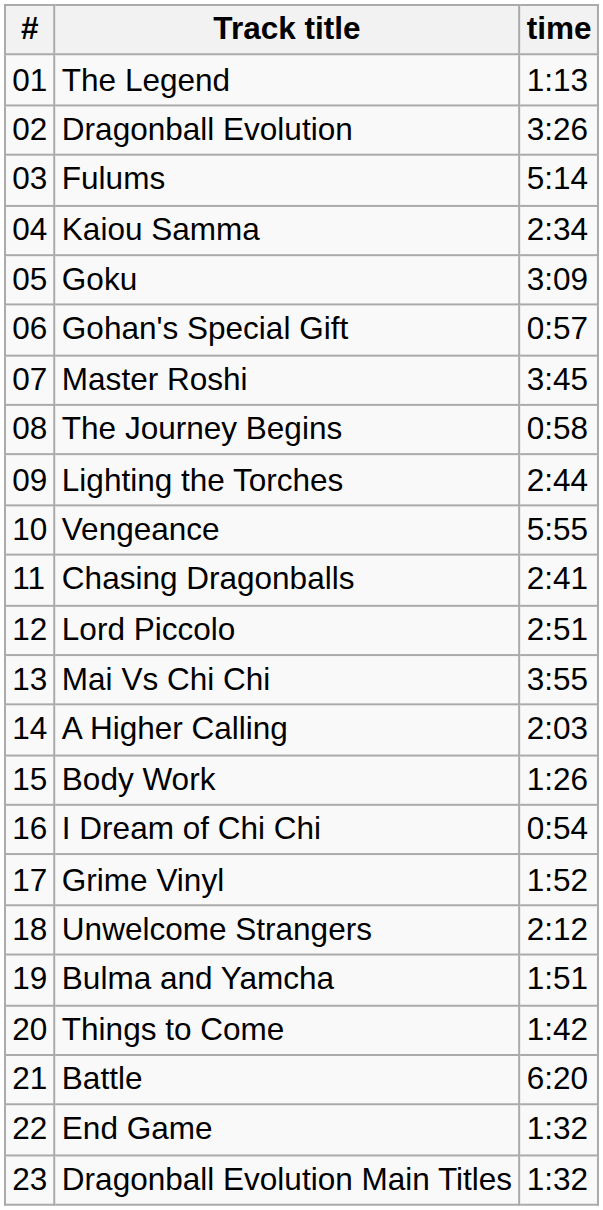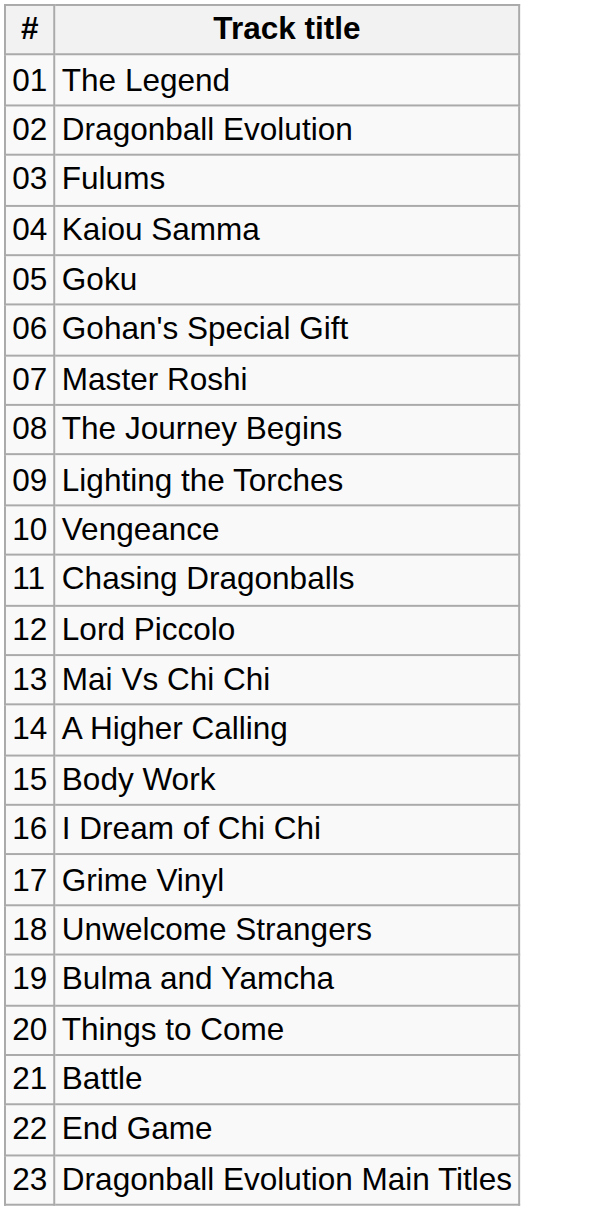- column: (559, 29)
